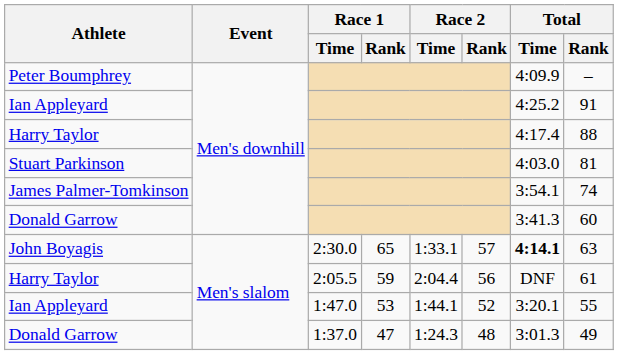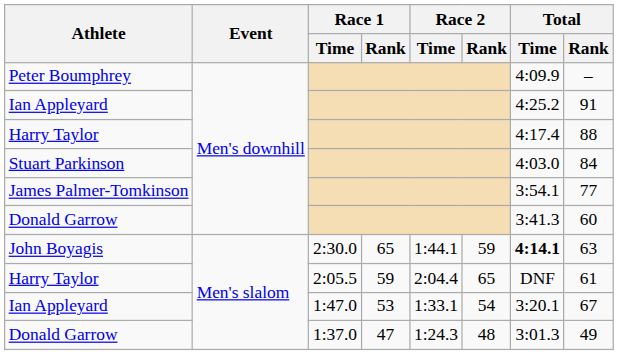(588, 162) 81 -> (588, 162) 84
(588, 191) 74 -> (588, 191) 77
(436, 249) 1:33.1 -> (436, 249) 1:44.1
(486, 249) 57 -> (486, 249) 59
(486, 277) 56 -> (486, 277) 65
(436, 306) 1:44.1 -> (436, 306) 1:33.1
(486, 306) 52 -> (486, 306) 54
(588, 306) 55 -> (588, 306) 67
